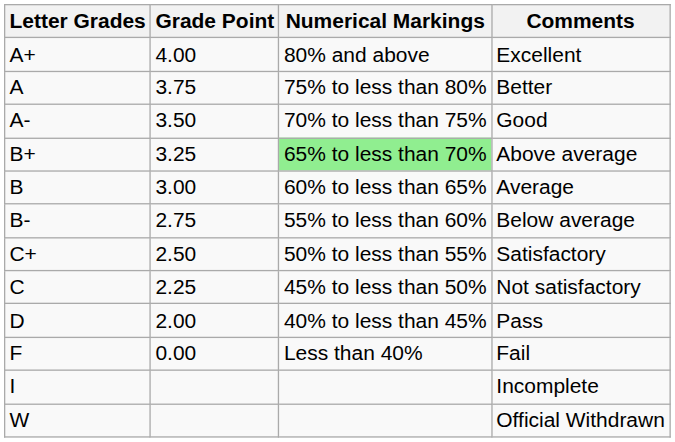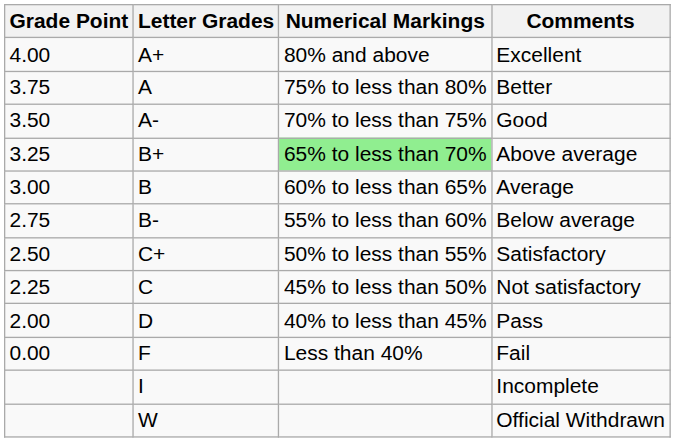columns swapped: (78, 21) <-> (215, 21)
